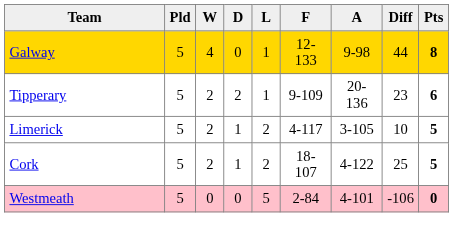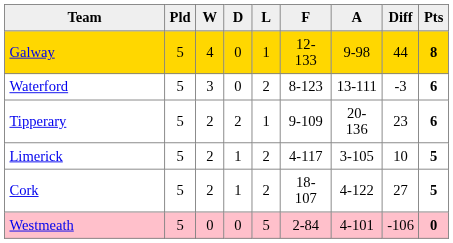+ row: (39, 86)
(401, 164) 25 -> (401, 190) 27
